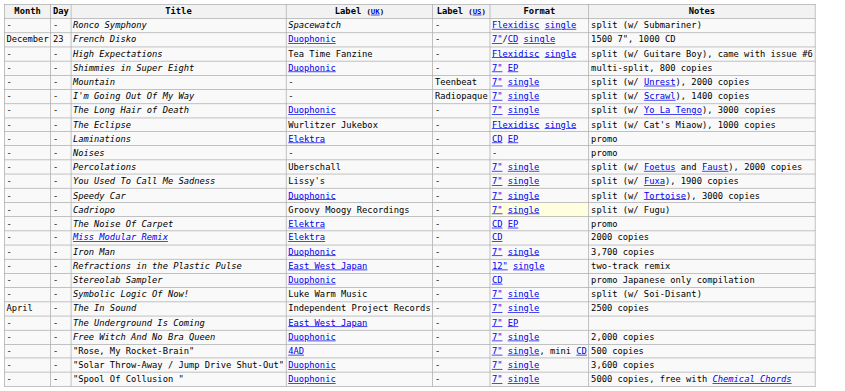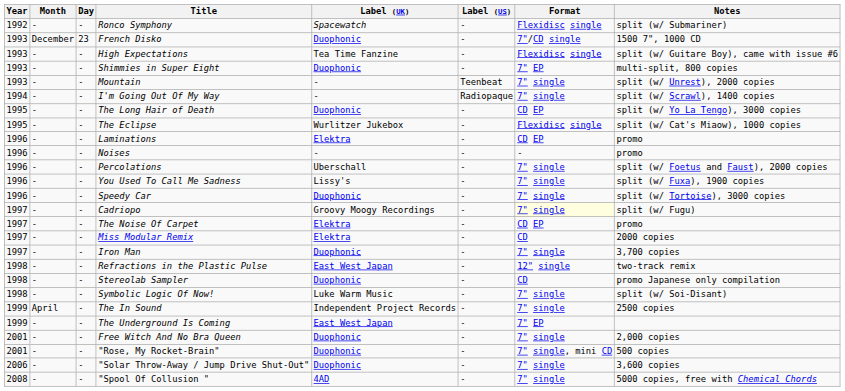+ column: (17, 12)
(516, 111) 7" single -> (530, 111) CD EP
(296, 352) 4AD -> (337, 352) Duophonic
(312, 380) Duophonic -> (321, 380) 4AD
